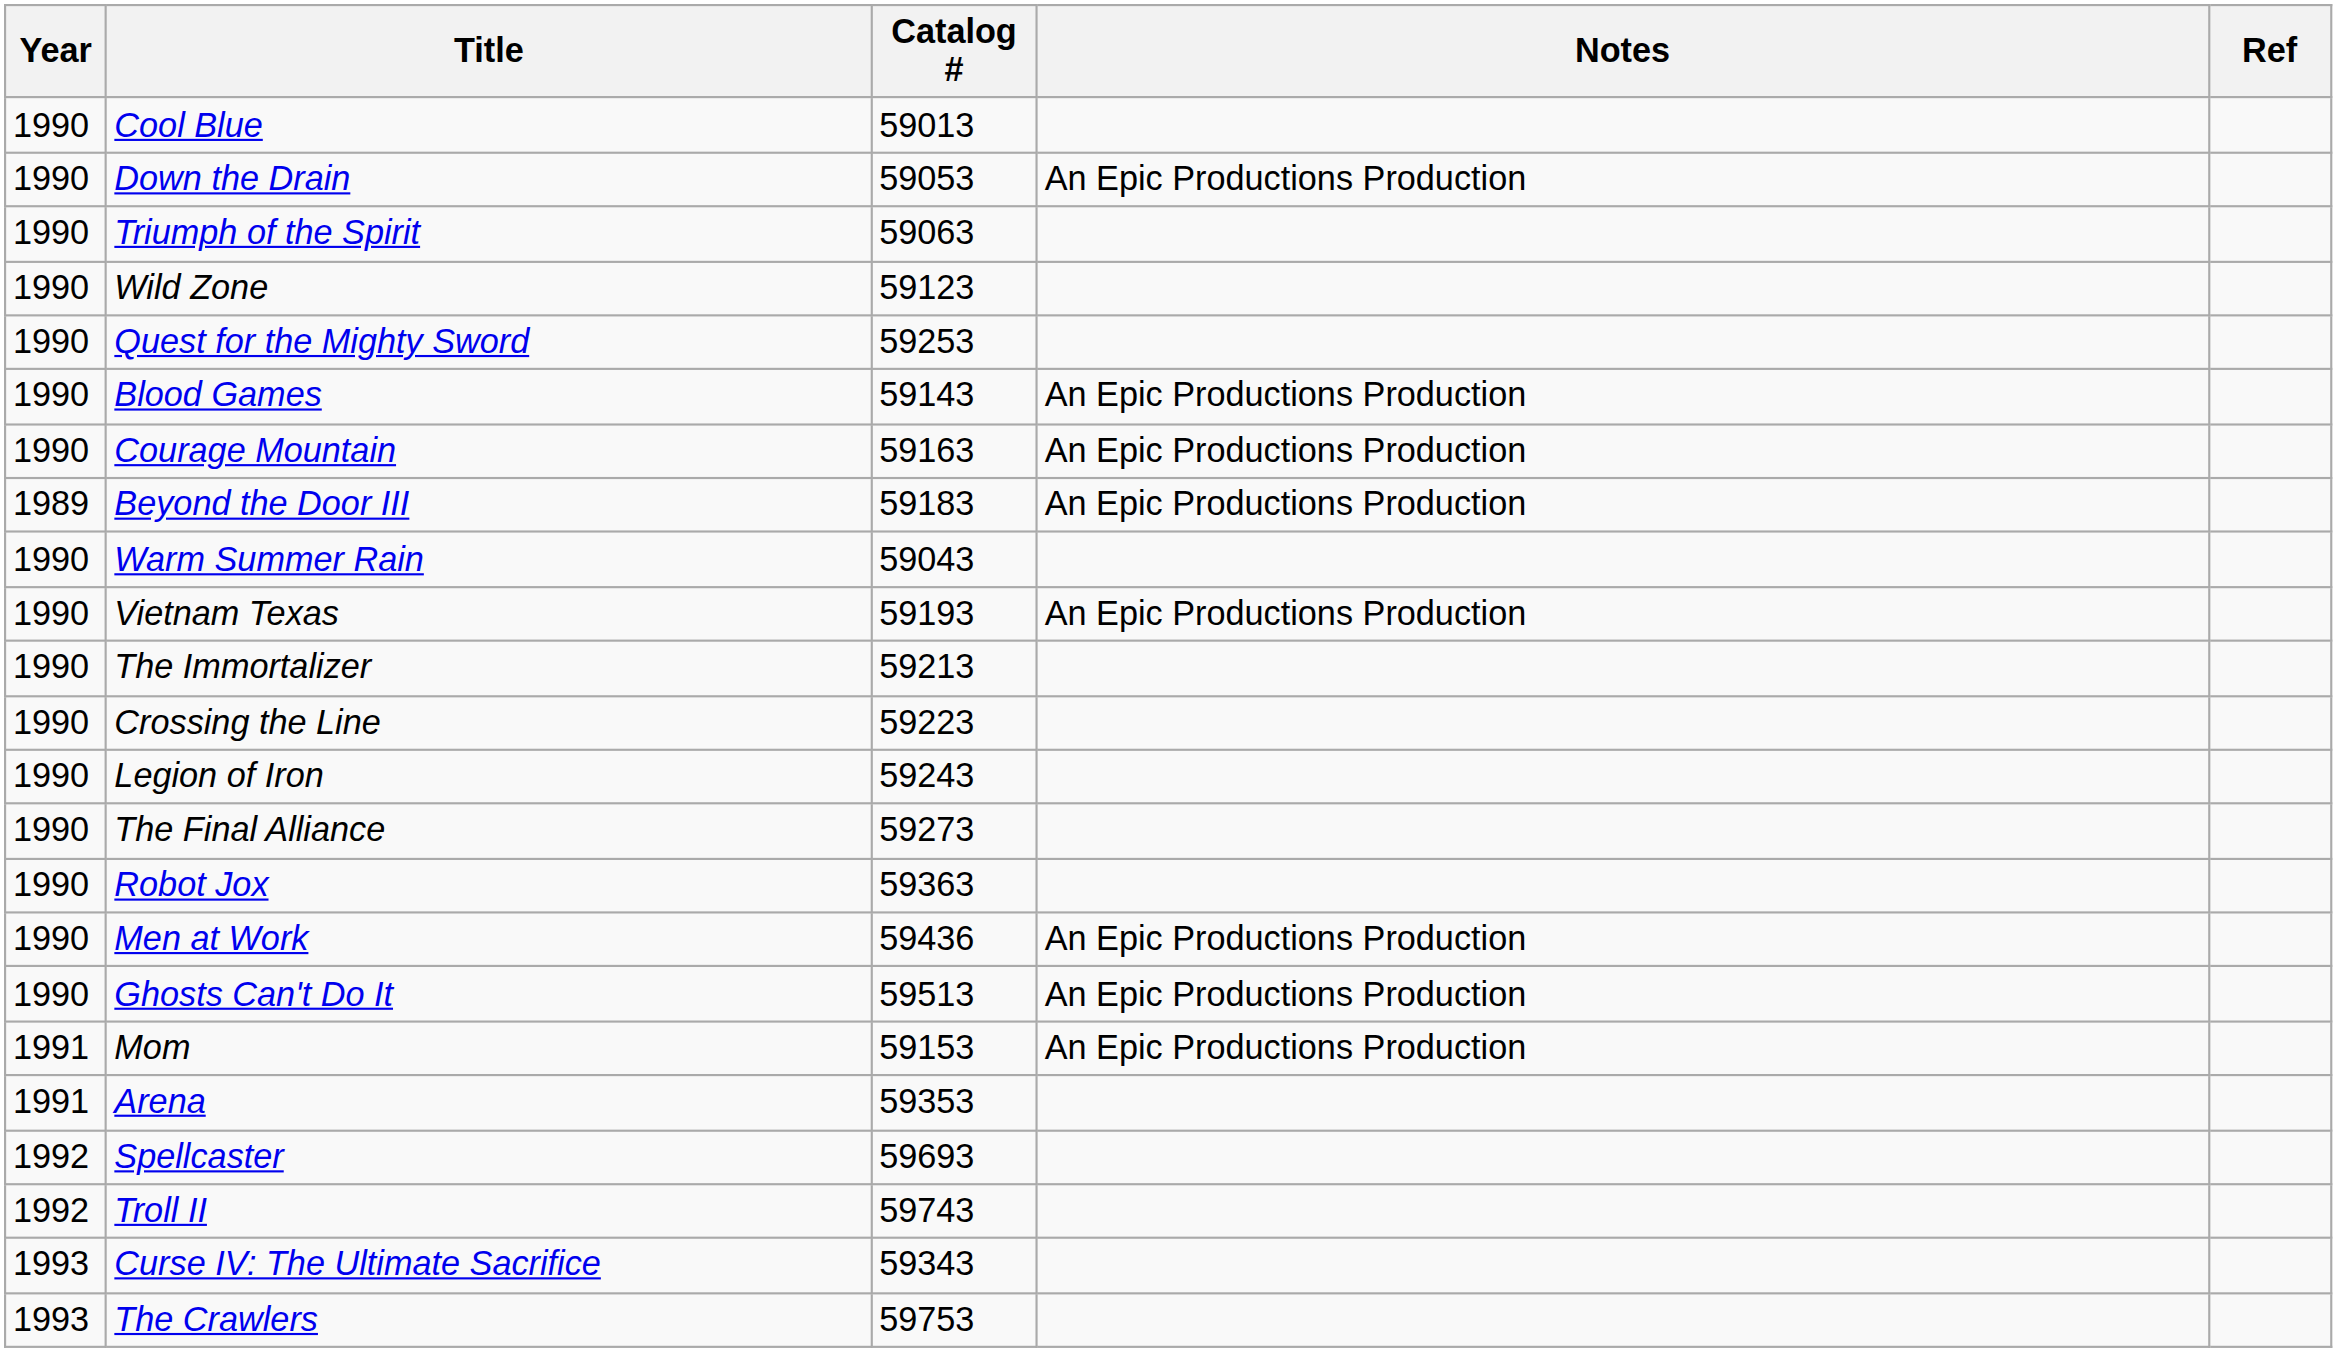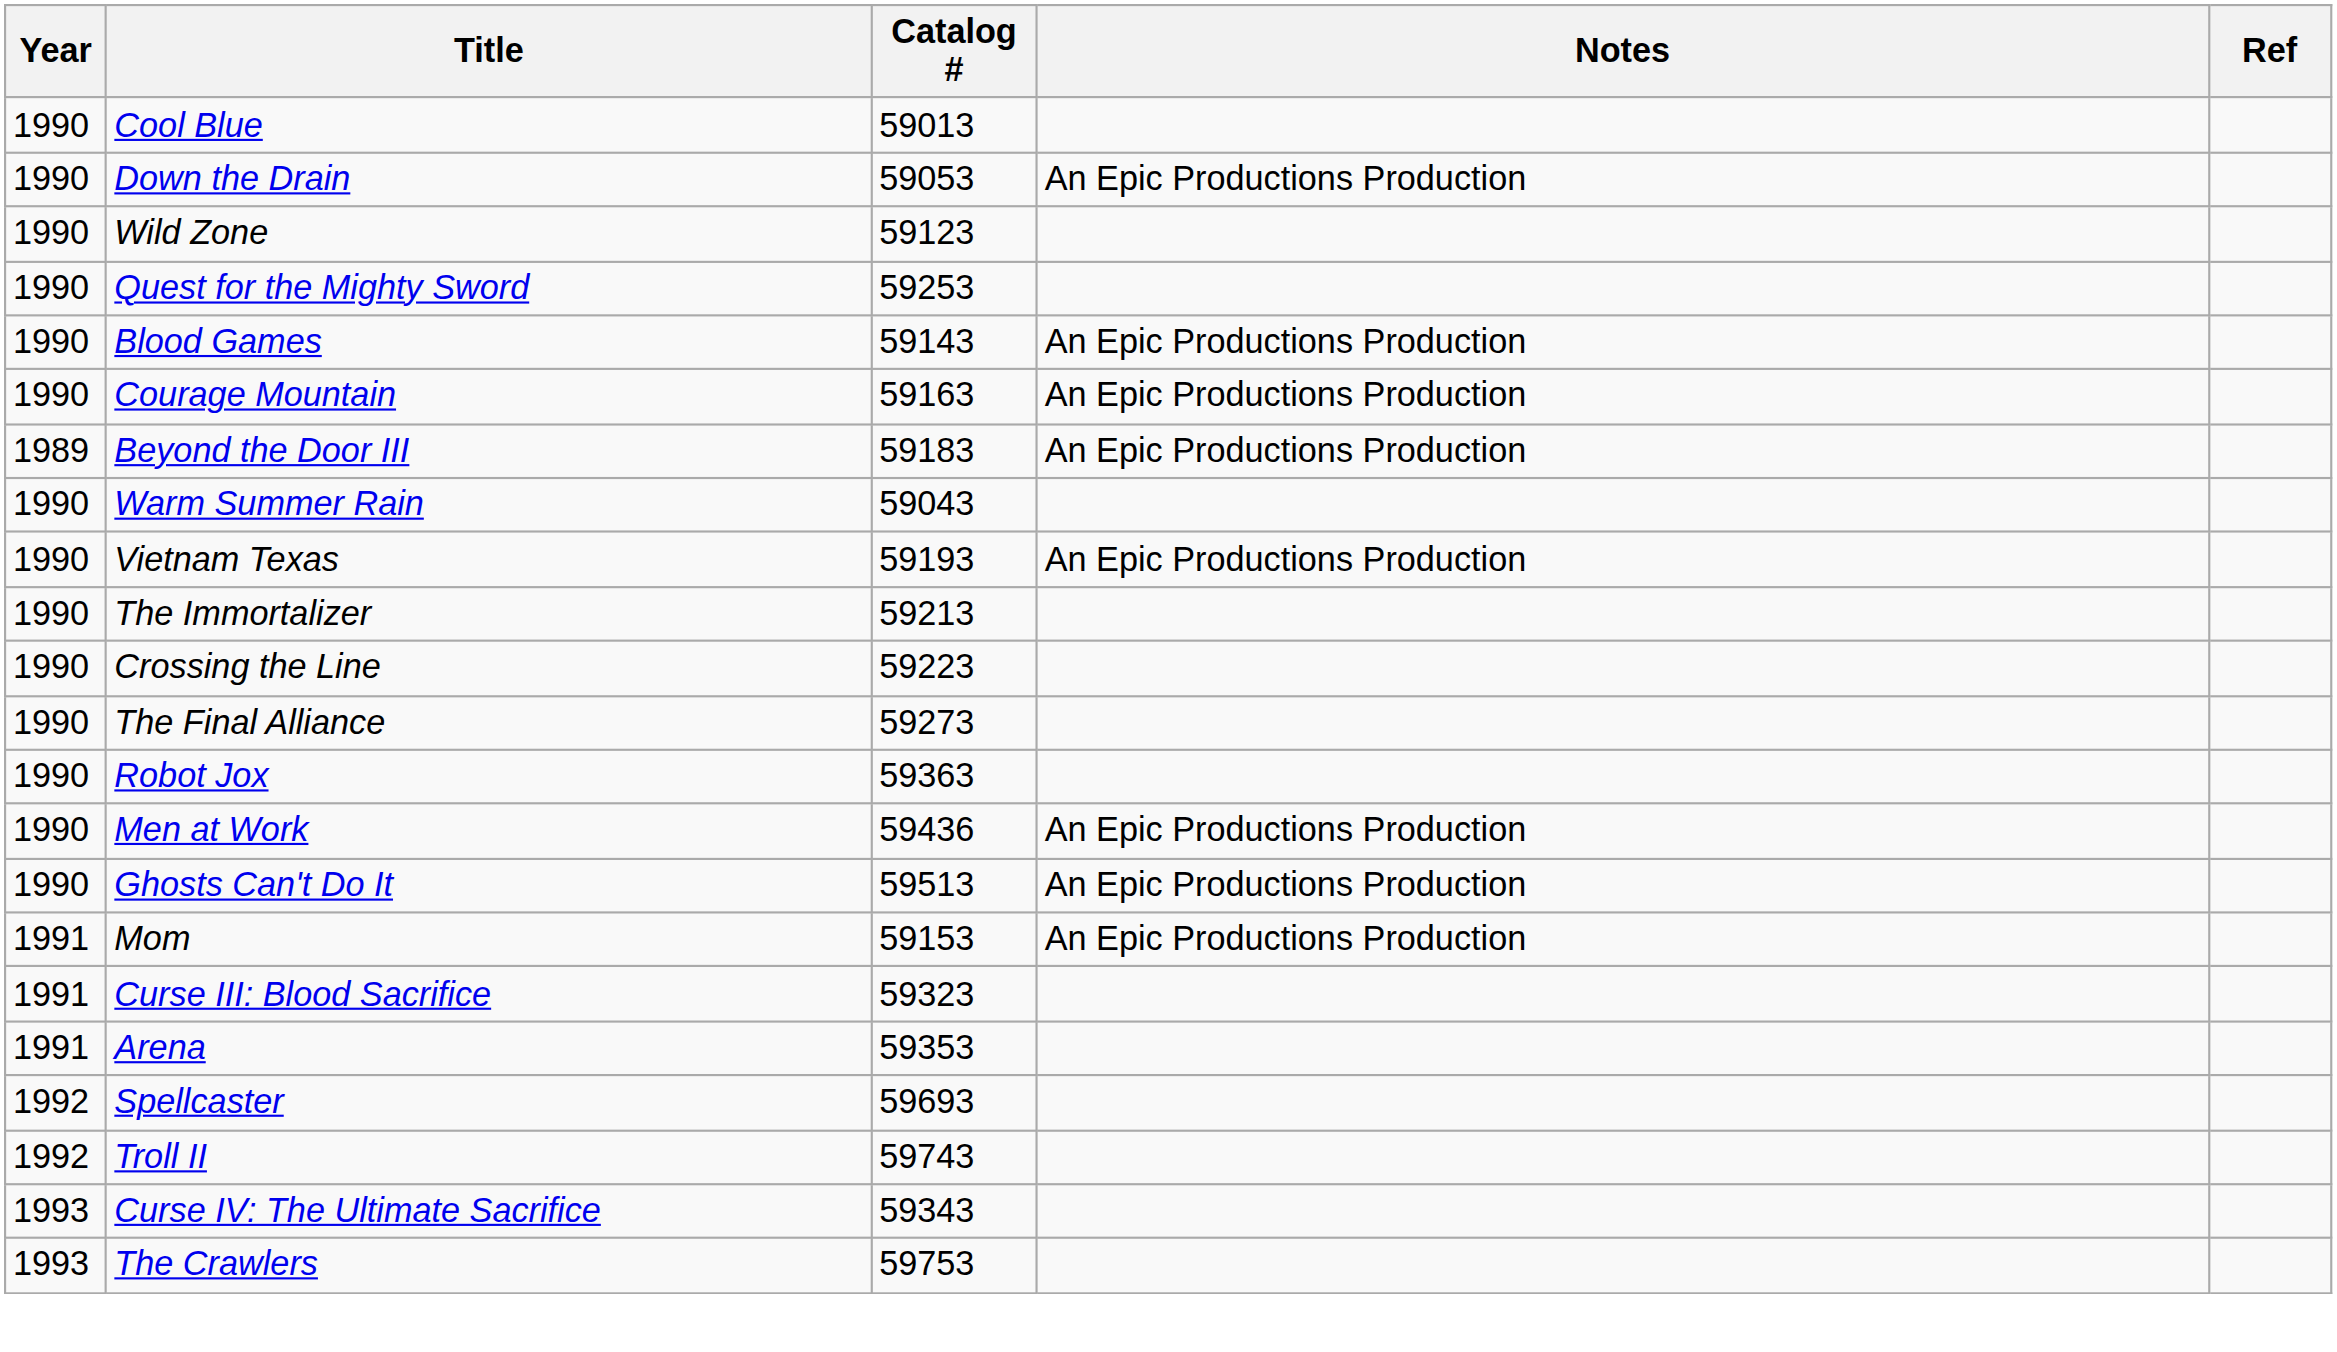- row: (267, 233)
- row: (219, 776)
+ row: (303, 993)
